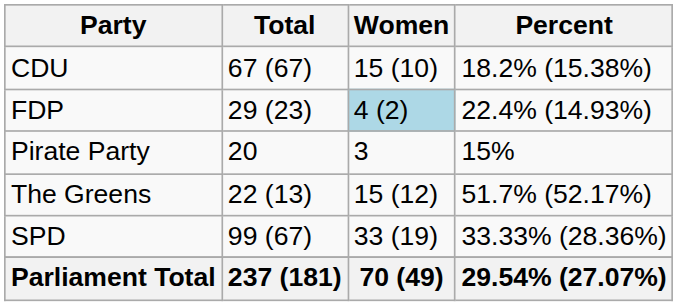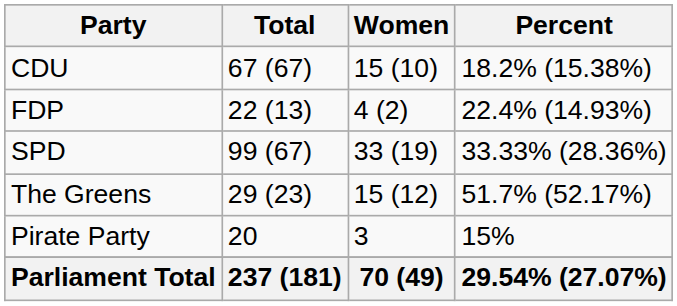(270, 109) 29 (23) -> (270, 109) 22 (13)
(381, 109) lightblue background -> (381, 109) no background
rows swapped: (38, 236) <-> (80, 151)
(270, 194) 22 (13) -> (270, 194) 29 (23)
